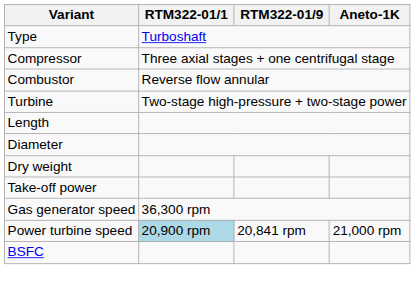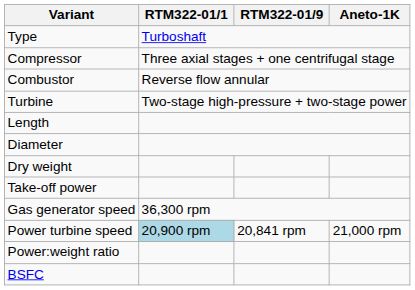+ row: (64, 252)
